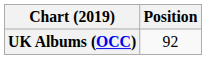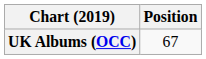(170, 41) 92 -> (170, 41) 67
